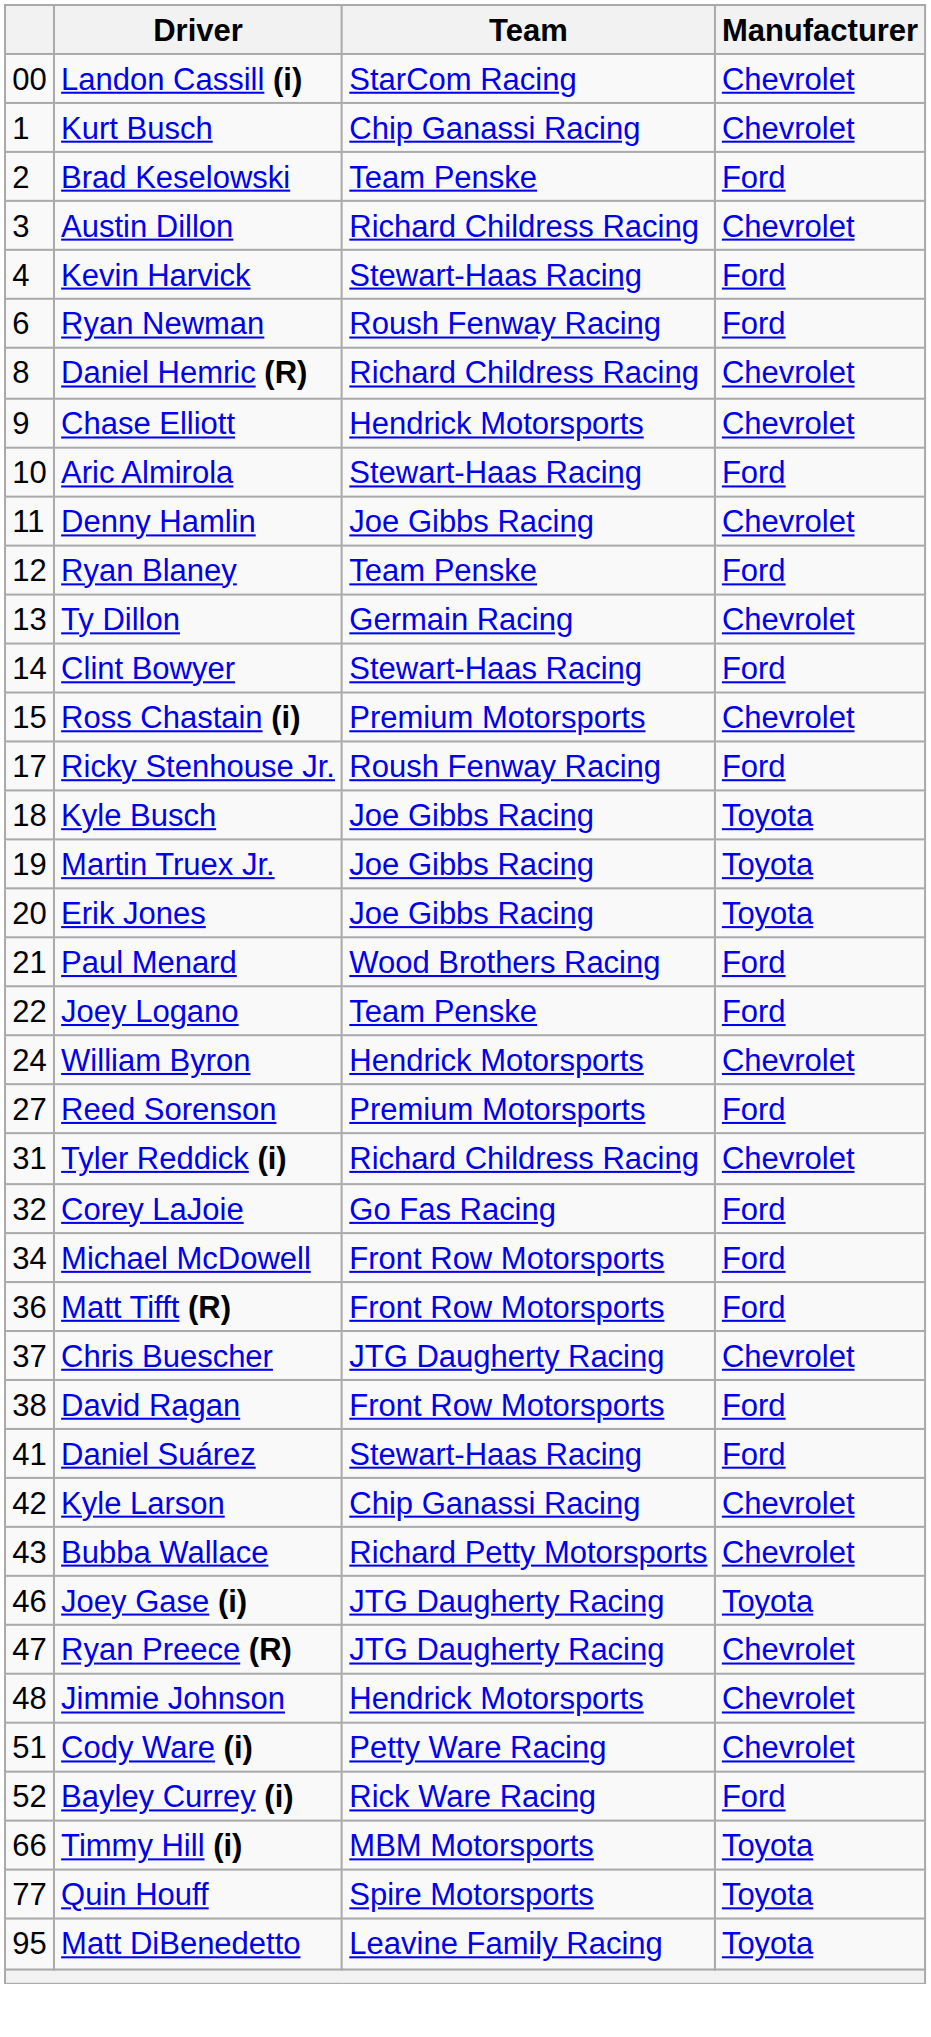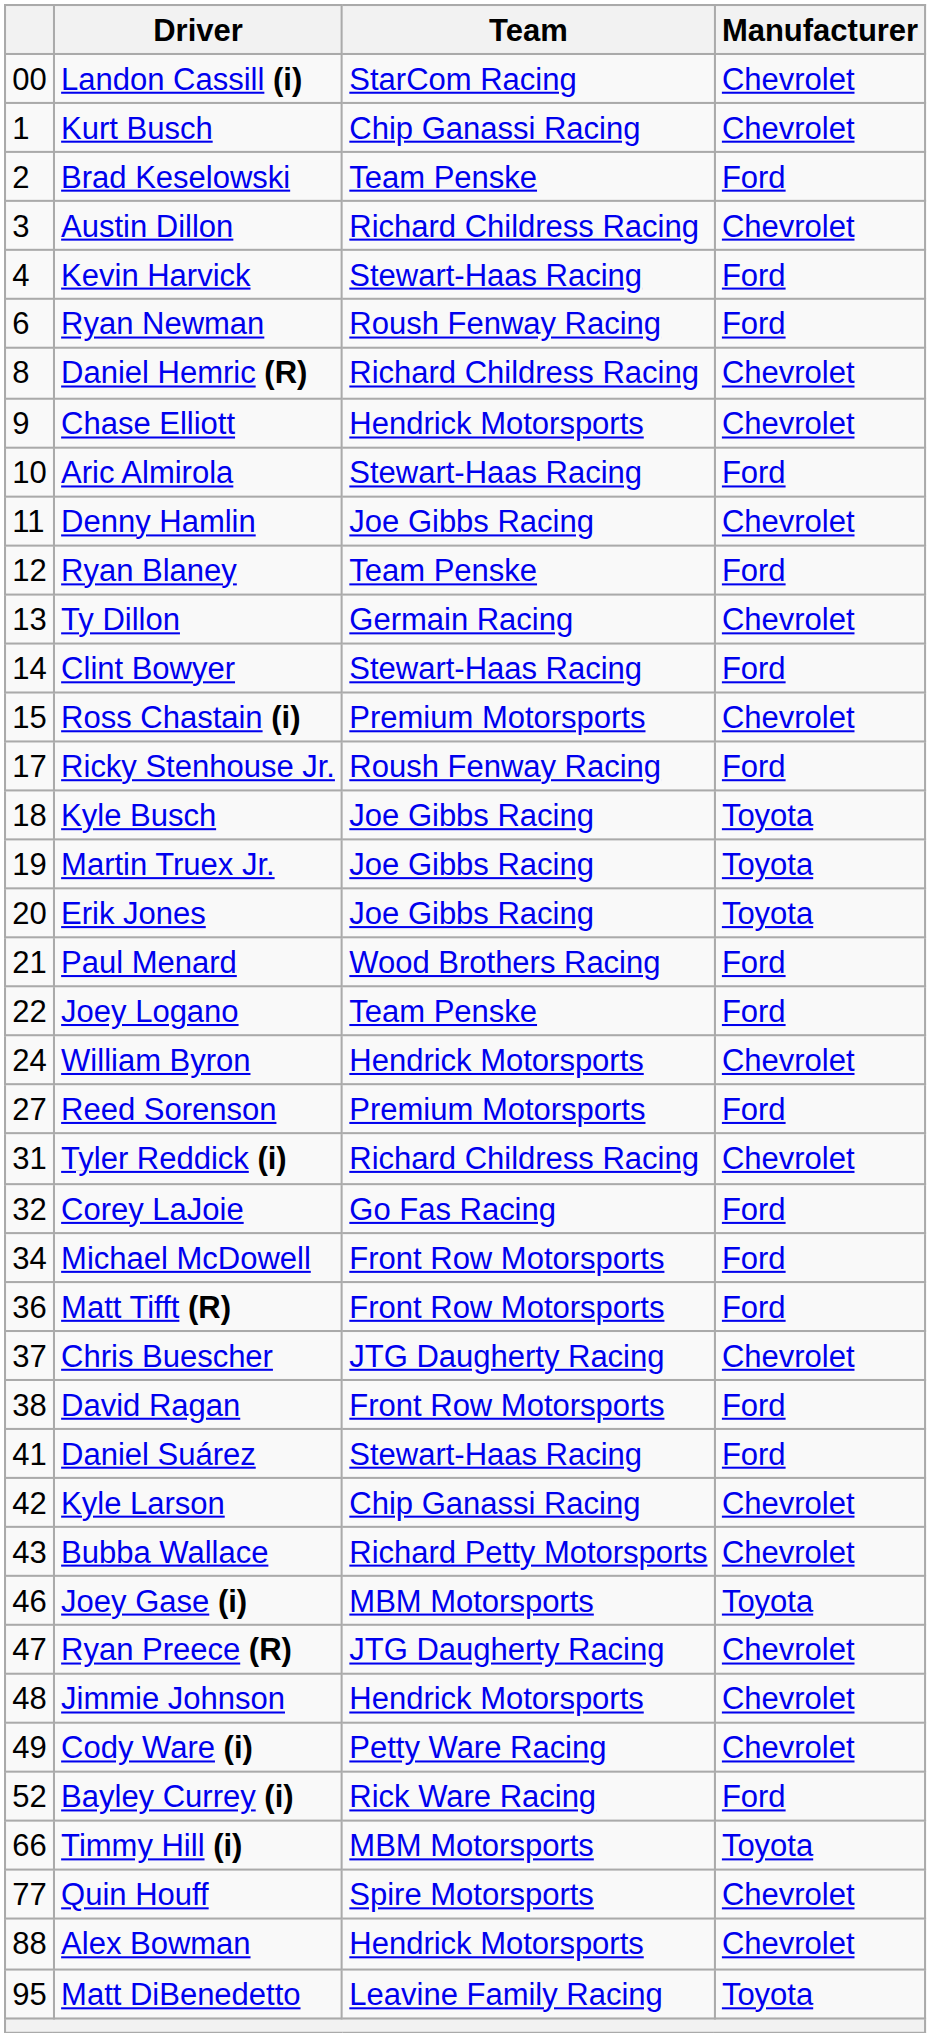(507, 1601) JTG Daugherty Racing -> (472, 1601) MBM Motorsports
(29, 1748) 51 -> (29, 1748) 49
(768, 1895) Toyota -> (788, 1895) Chevrolet
+ row: (156, 1944)
